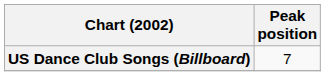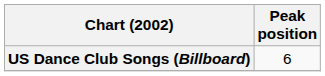(287, 58) 7 -> (287, 58) 6
